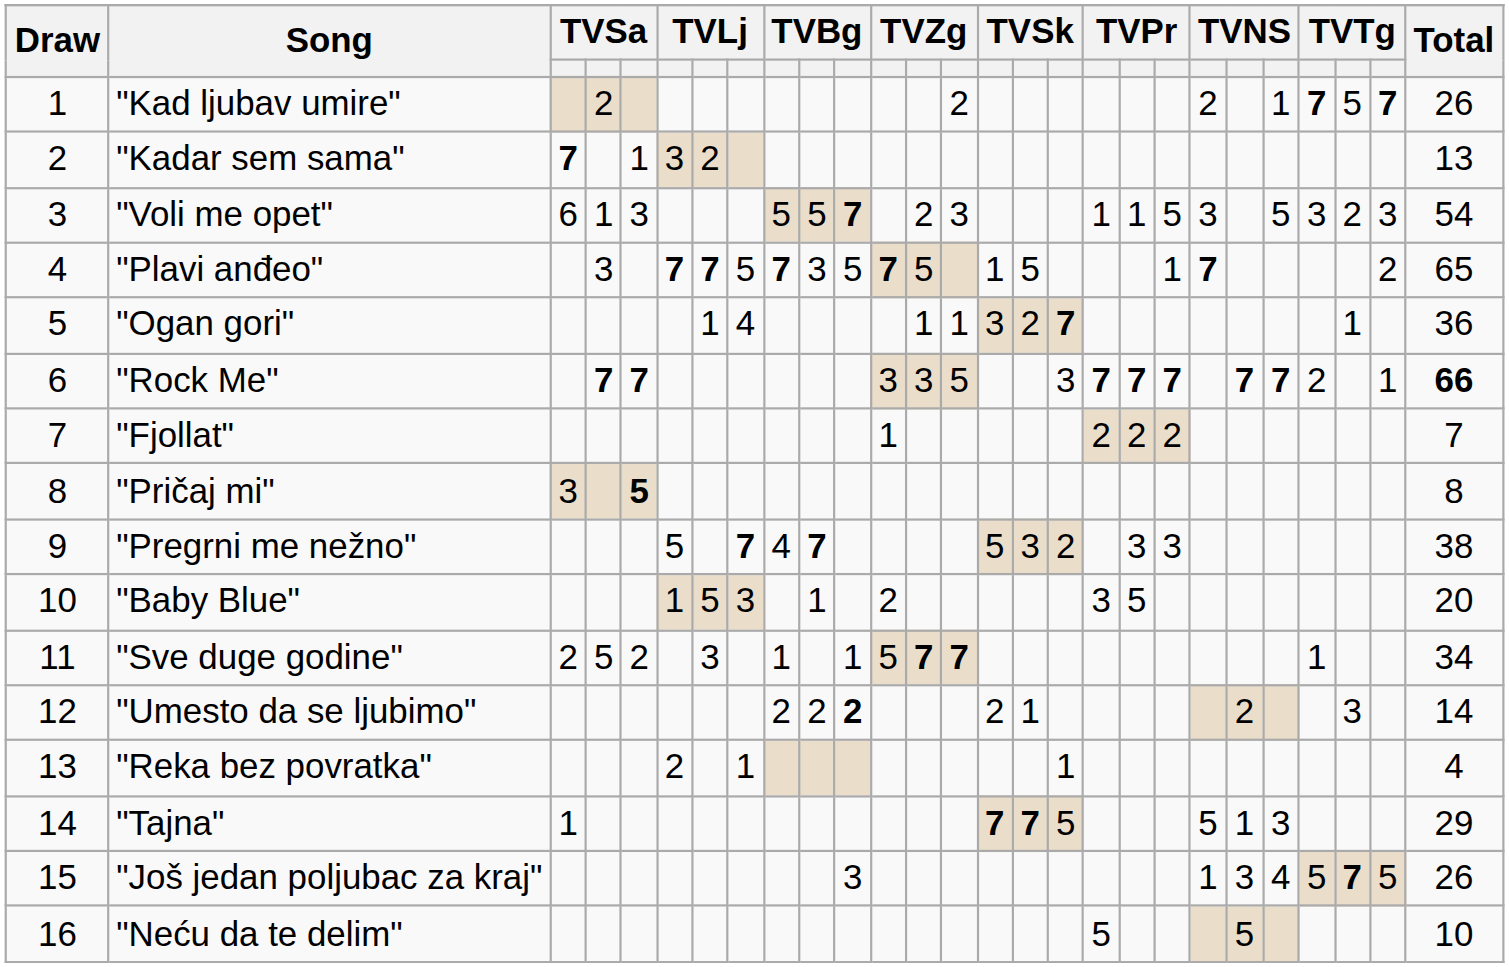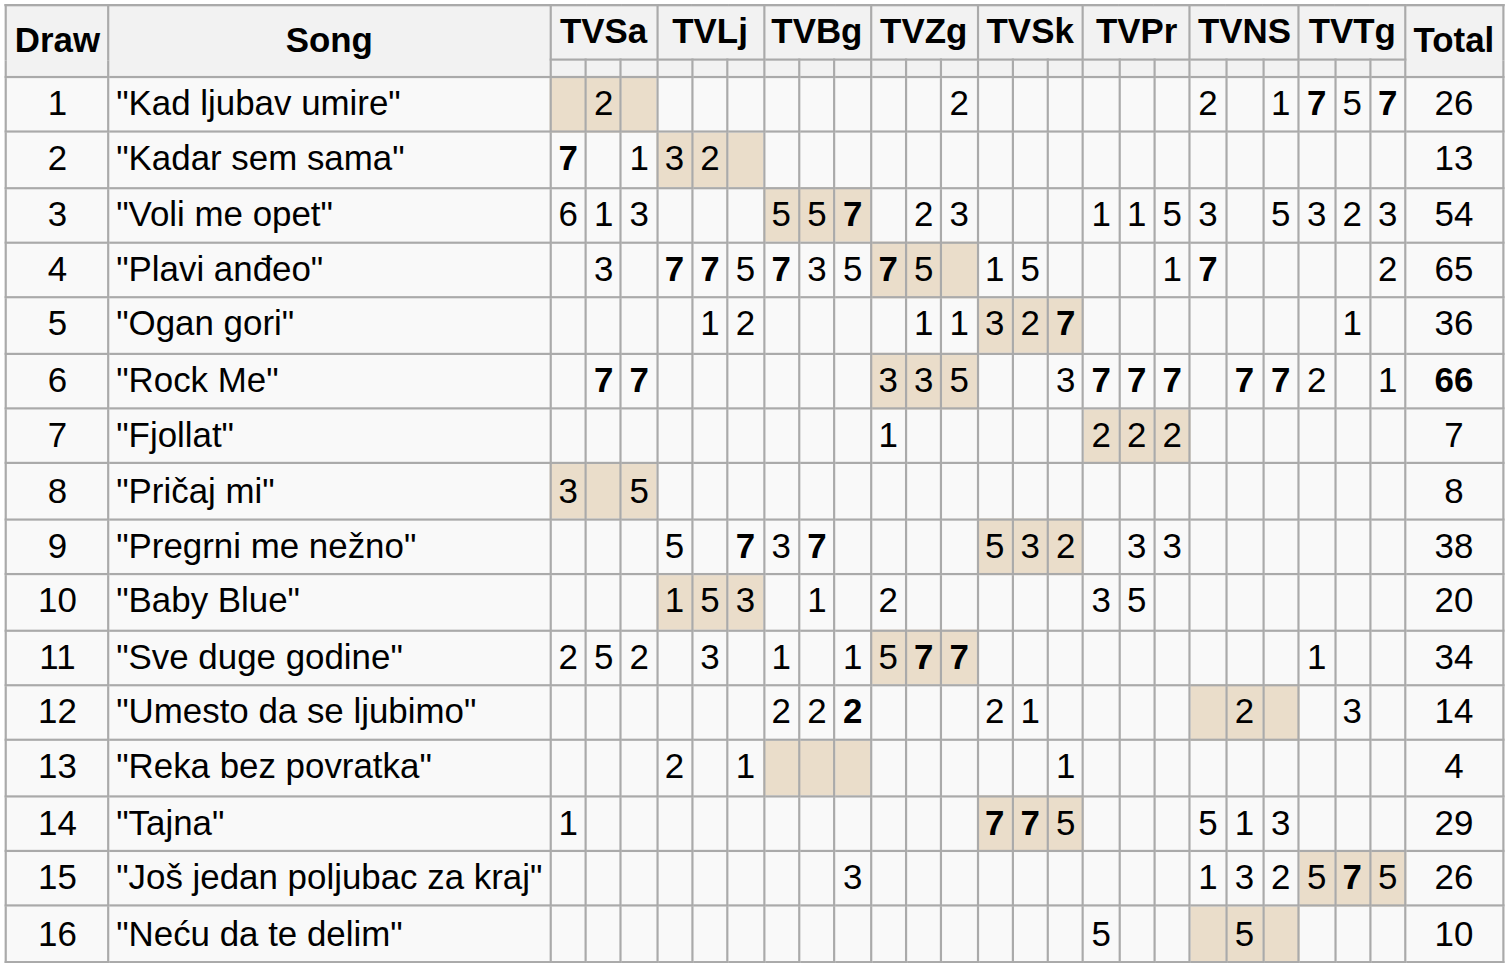(746, 324) 4 -> (746, 324) 2
(639, 490) bold -> (639, 490) normal
(781, 546) 4 -> (781, 546) 3
(1281, 877) 4 -> (1281, 877) 2
